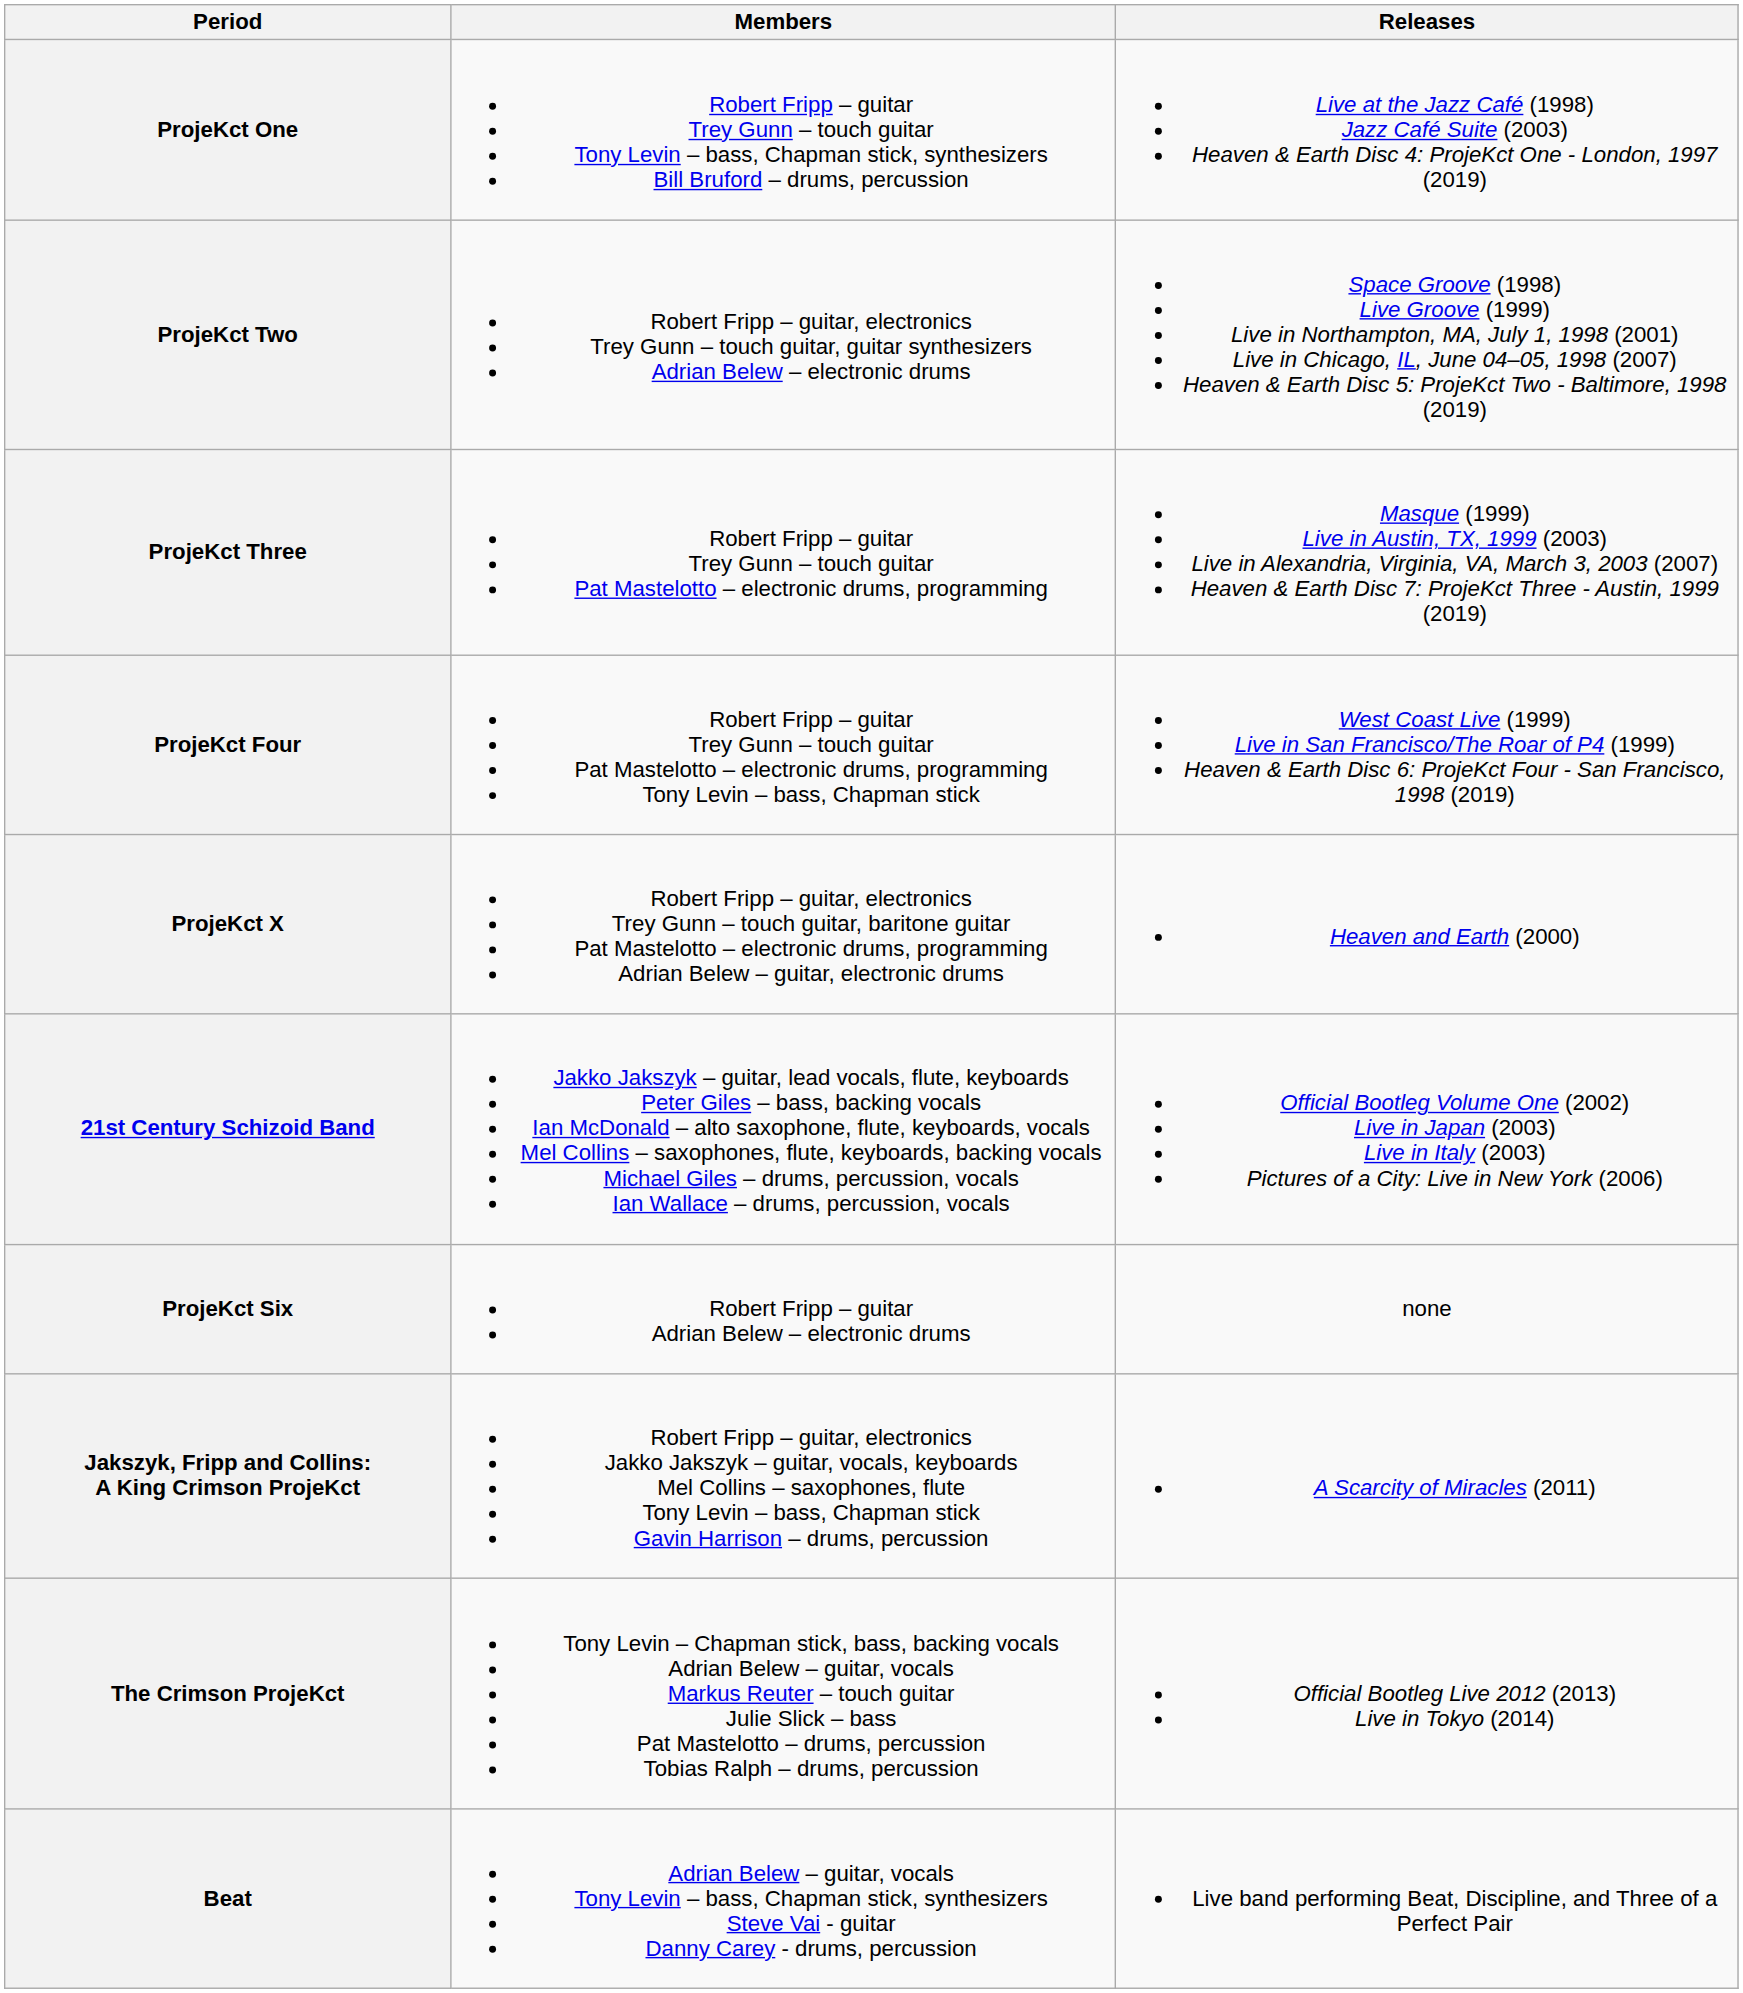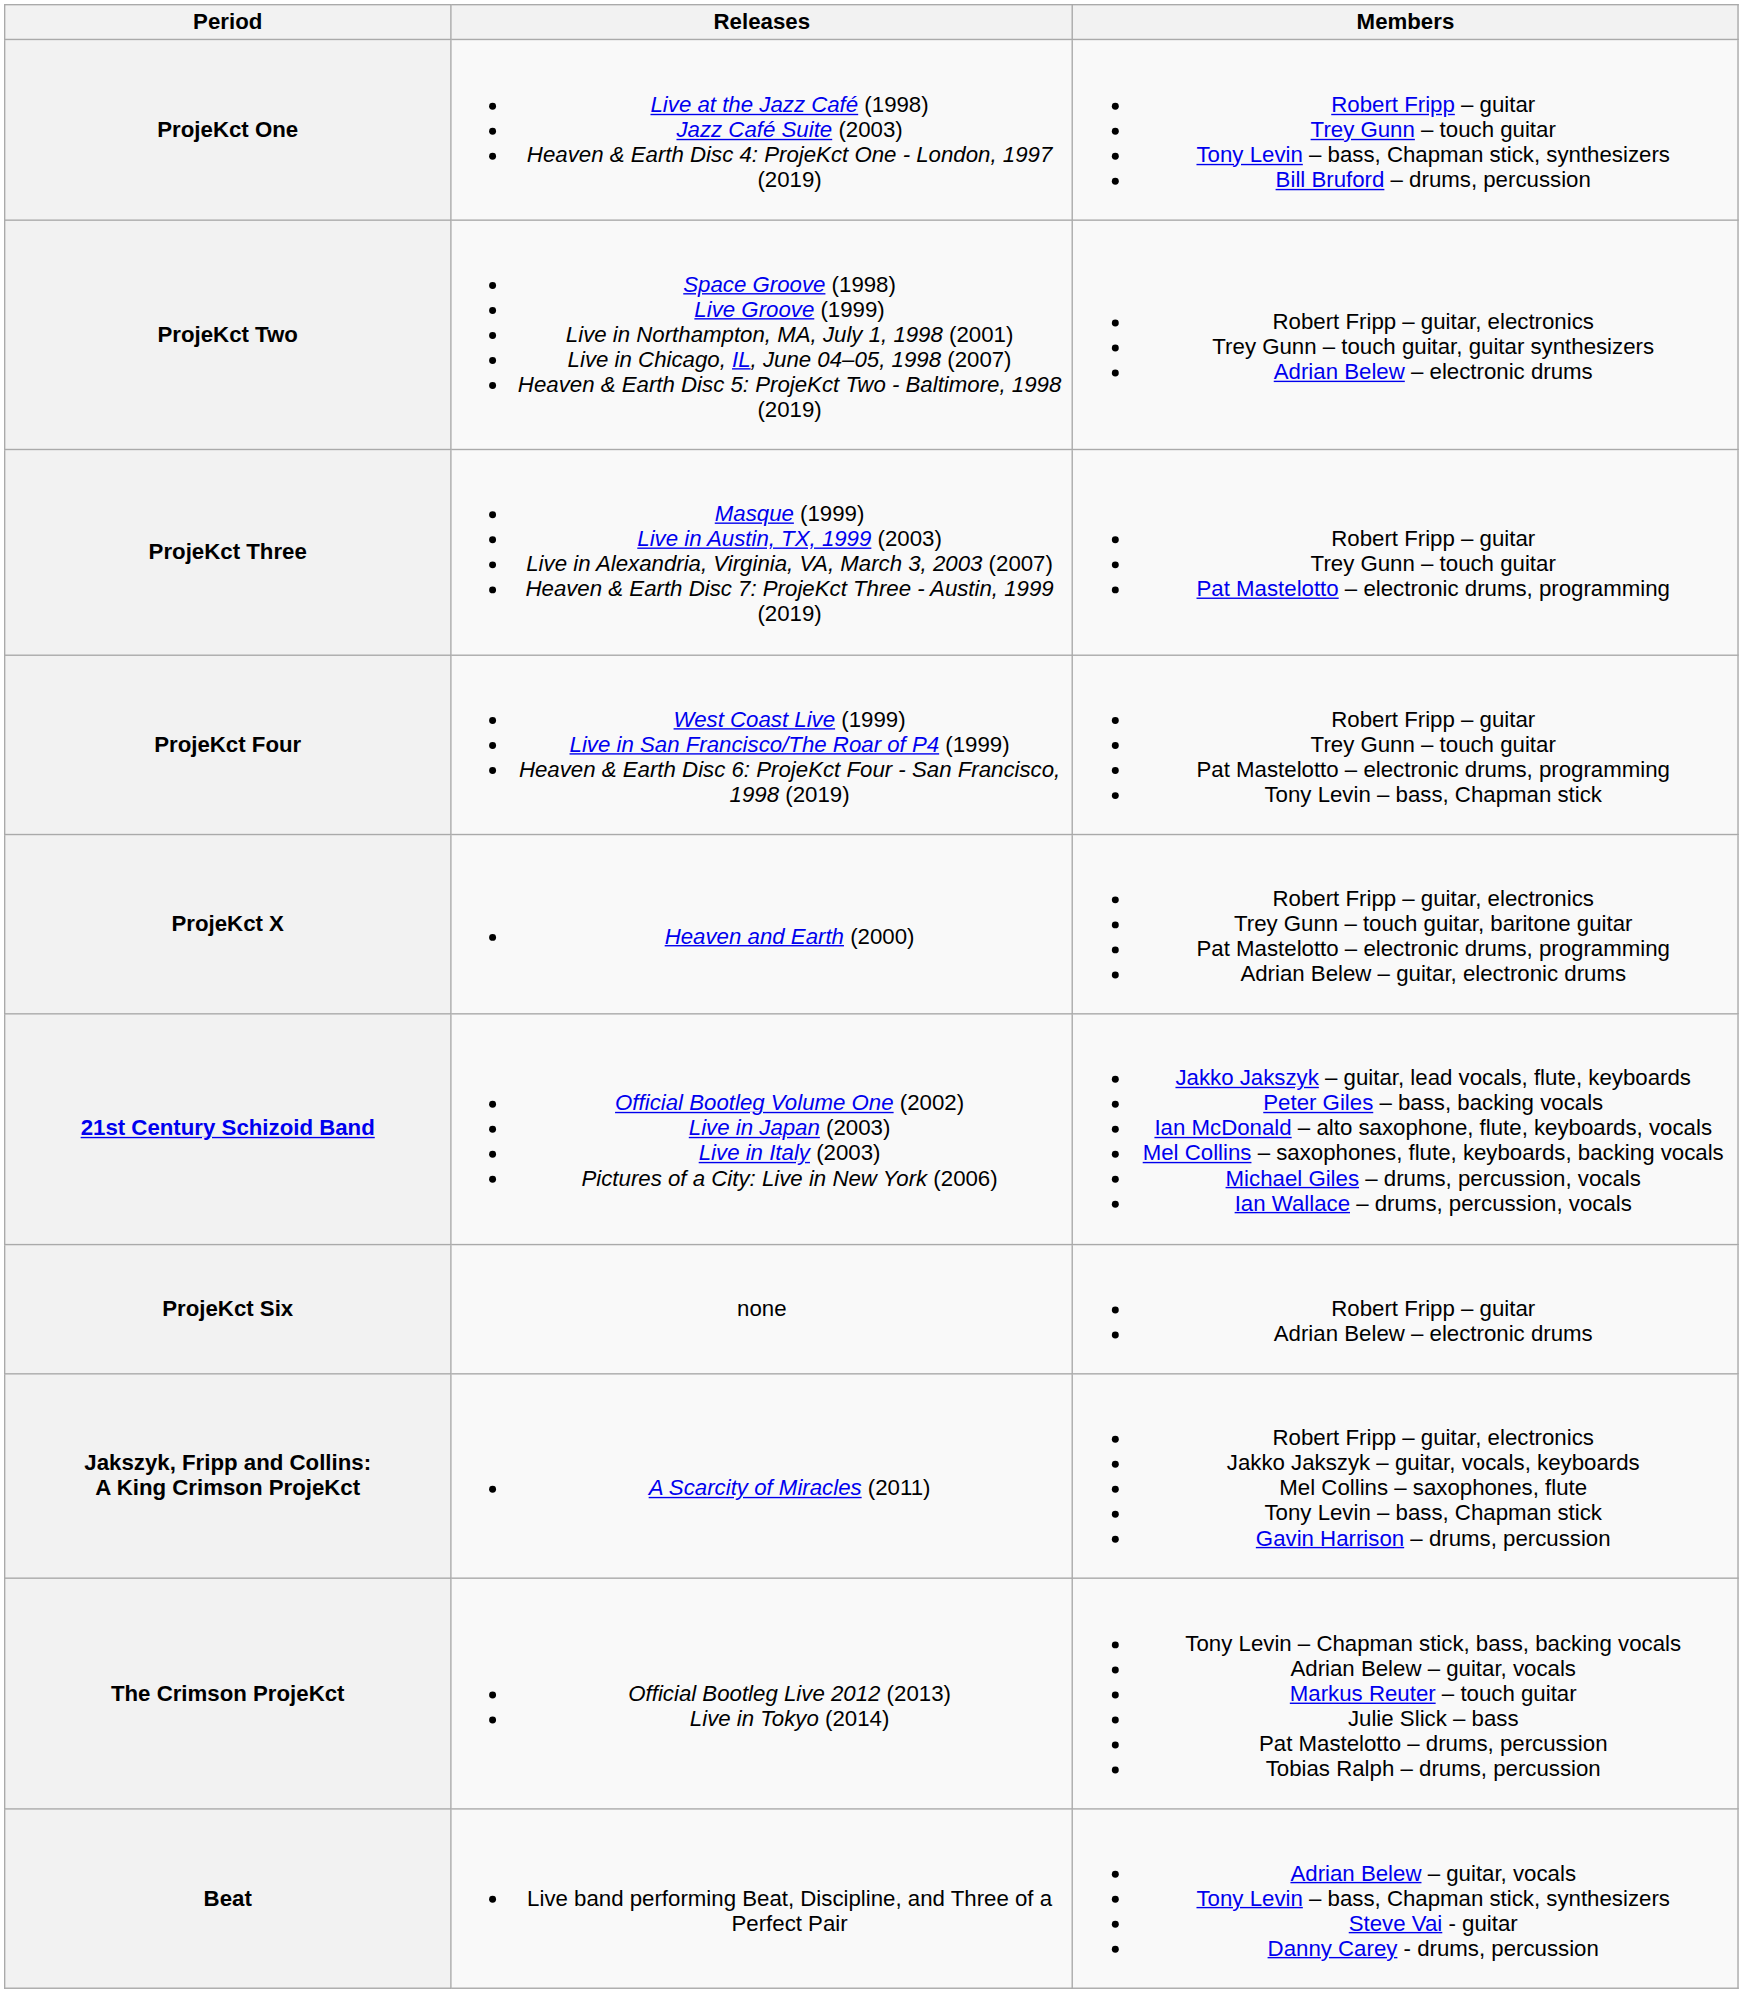columns swapped: (783, 22) <-> (1427, 22)
